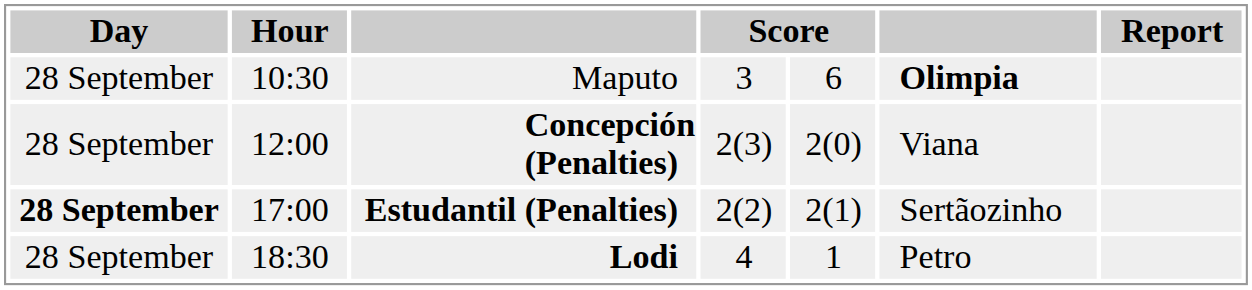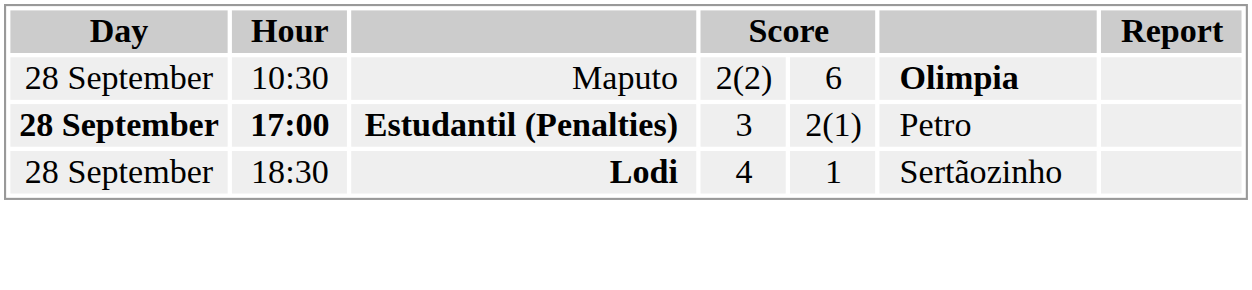(744, 77) 3 -> (744, 77) 2(2)
- row: (610, 144)
(290, 210) normal -> (290, 124) bold
(744, 210) 2(2) -> (744, 124) 3
(972, 210) Sertãozinho -> (927, 124) Petro
(927, 256) Petro -> (972, 171) Sertãozinho
